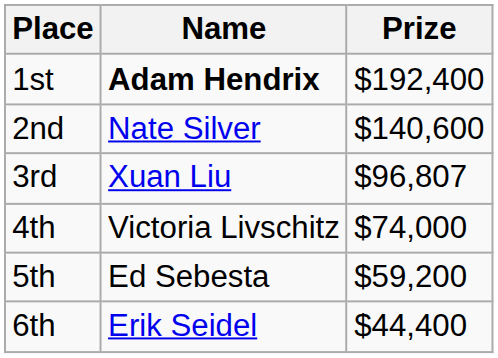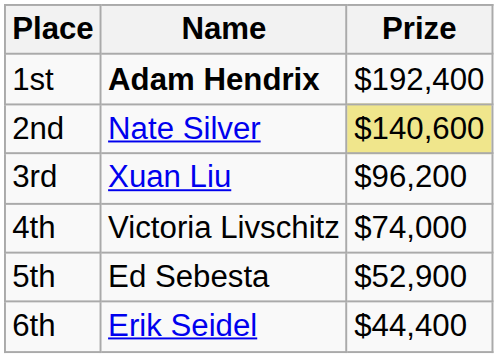(419, 128) no background -> (419, 128) khaki background
(411, 177) $96,807 -> (411, 177) $96,200
(411, 276) $59,200 -> (411, 276) $52,900
